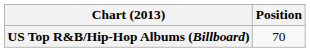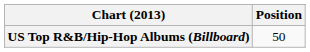(279, 36) 70 -> (279, 36) 50
